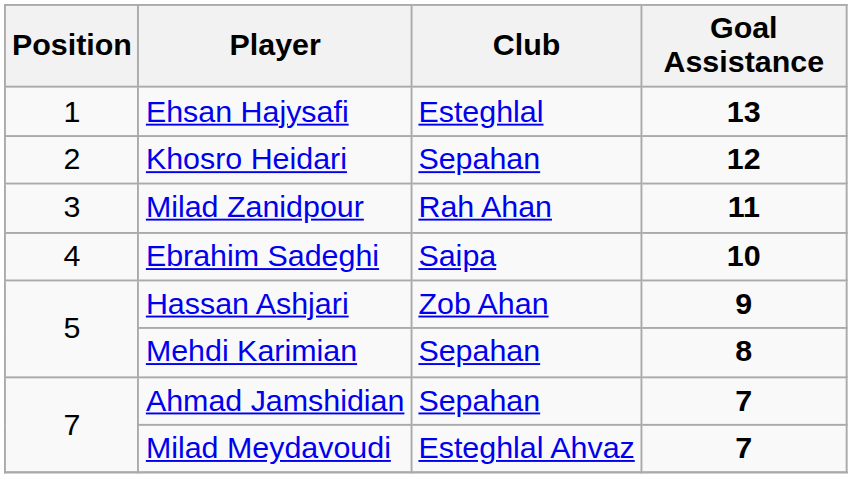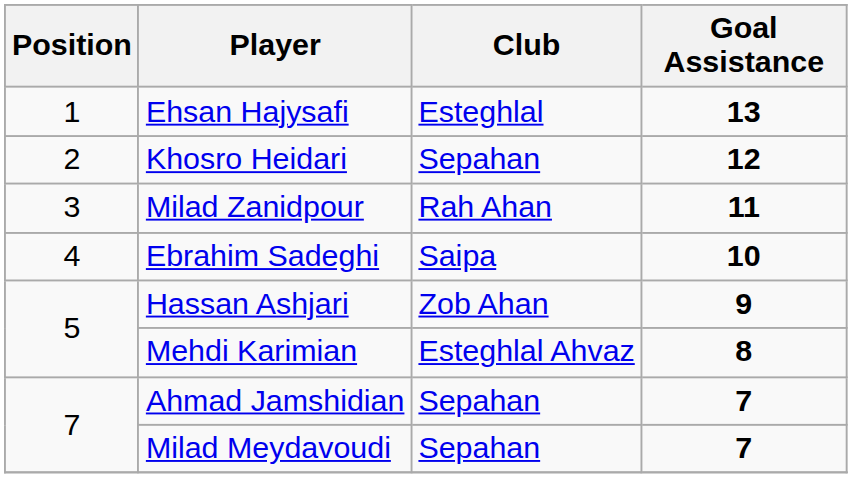(479, 352) Sepahan -> (527, 352) Esteghlal Ahvaz
(527, 448) Esteghlal Ahvaz -> (479, 448) Sepahan
